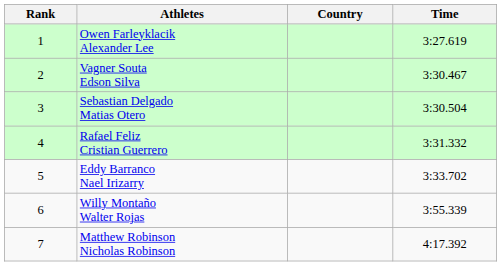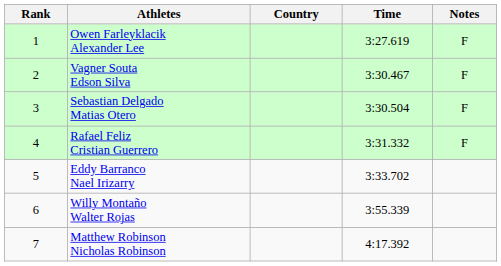+ column: (464, 14)
